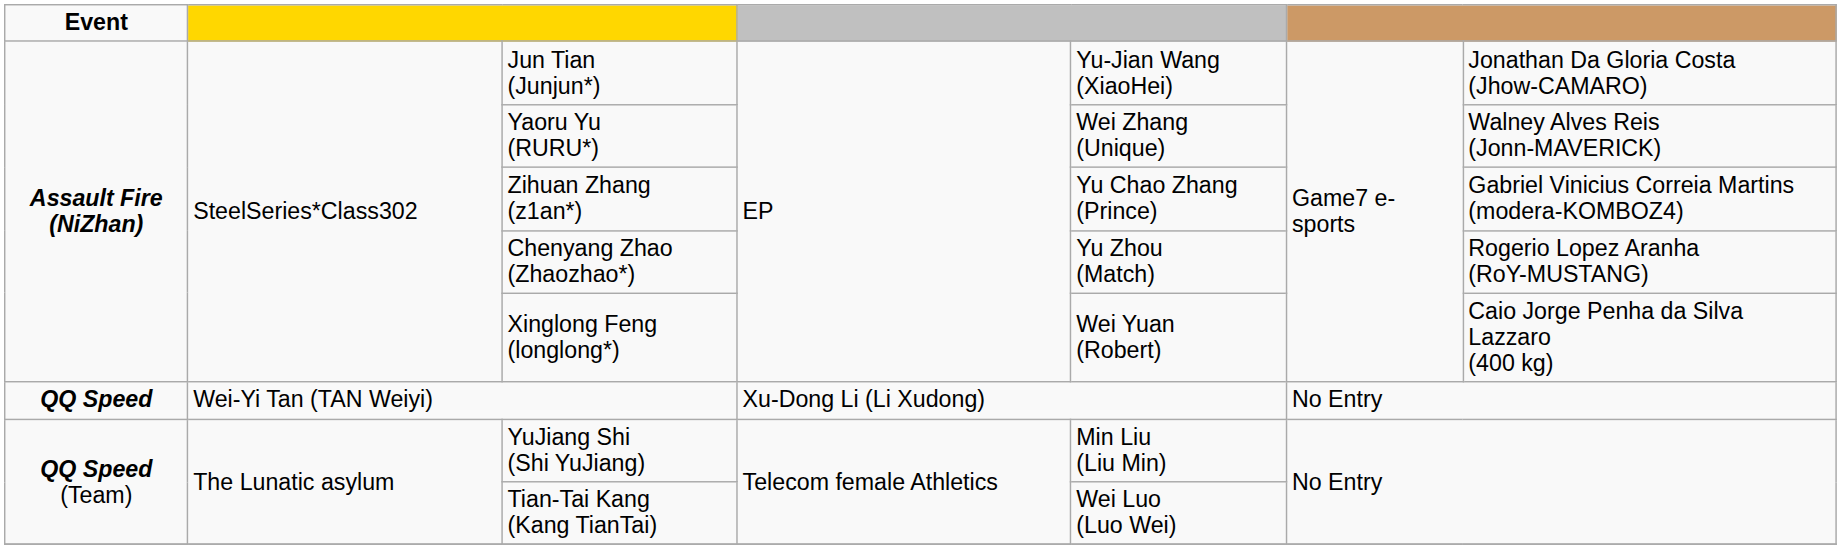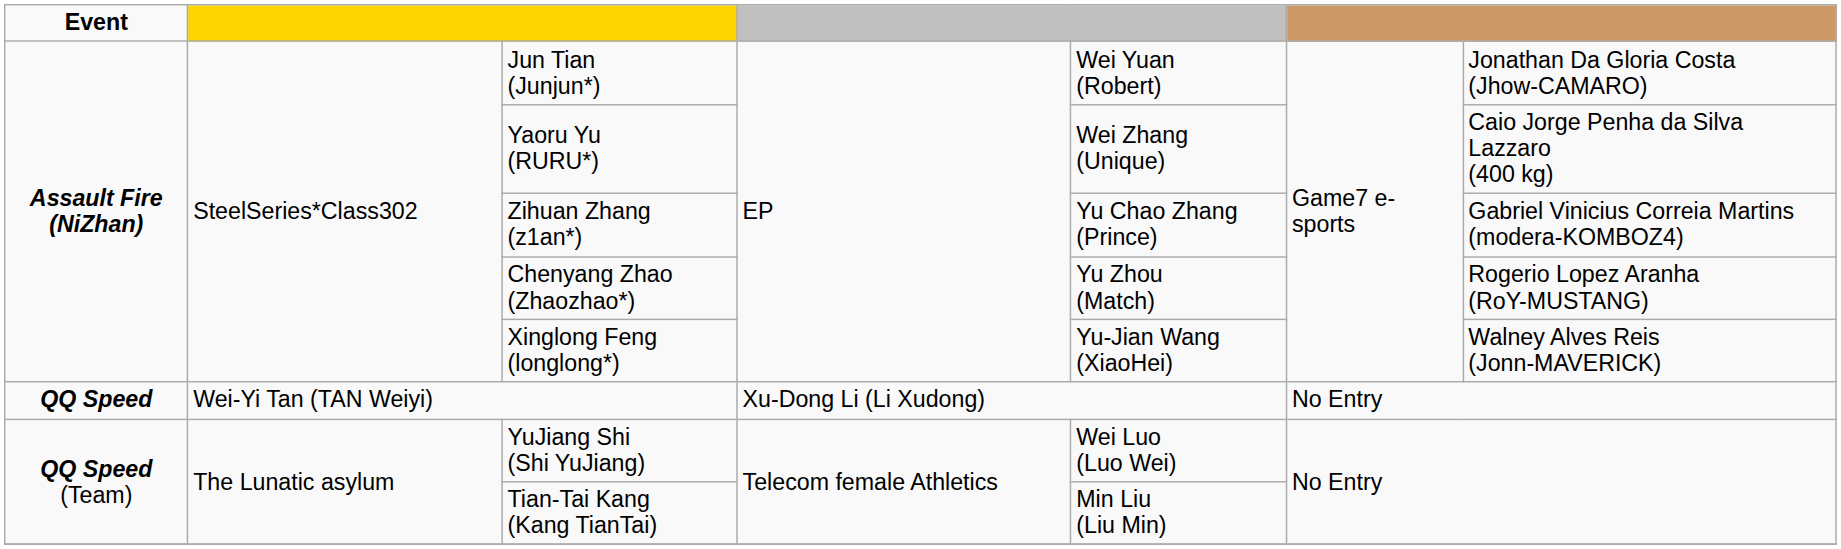(1148, 72) Yu-Jian Wang (XiaoHei) -> (1126, 72) Wei Yuan (Robert)
(1565, 135) Walney Alves Reis (Jonn-MAVERICK) -> (1606, 148) Caio Jorge Penha da Silva Lazzaro (400 kg)
(1126, 337) Wei Yuan (Robert) -> (1148, 350) Yu-Jian Wang (XiaoHei)
(1606, 337) Caio Jorge Penha da Silva Lazzaro (400 kg) -> (1565, 350) Walney Alves Reis (Jonn-MAVERICK)
(1121, 450) Min Liu (Liu Min) -> (1126, 450) Wei Luo (Luo Wei)
(1126, 512) Wei Luo (Luo Wei) -> (1121, 512) Min Liu (Liu Min)
